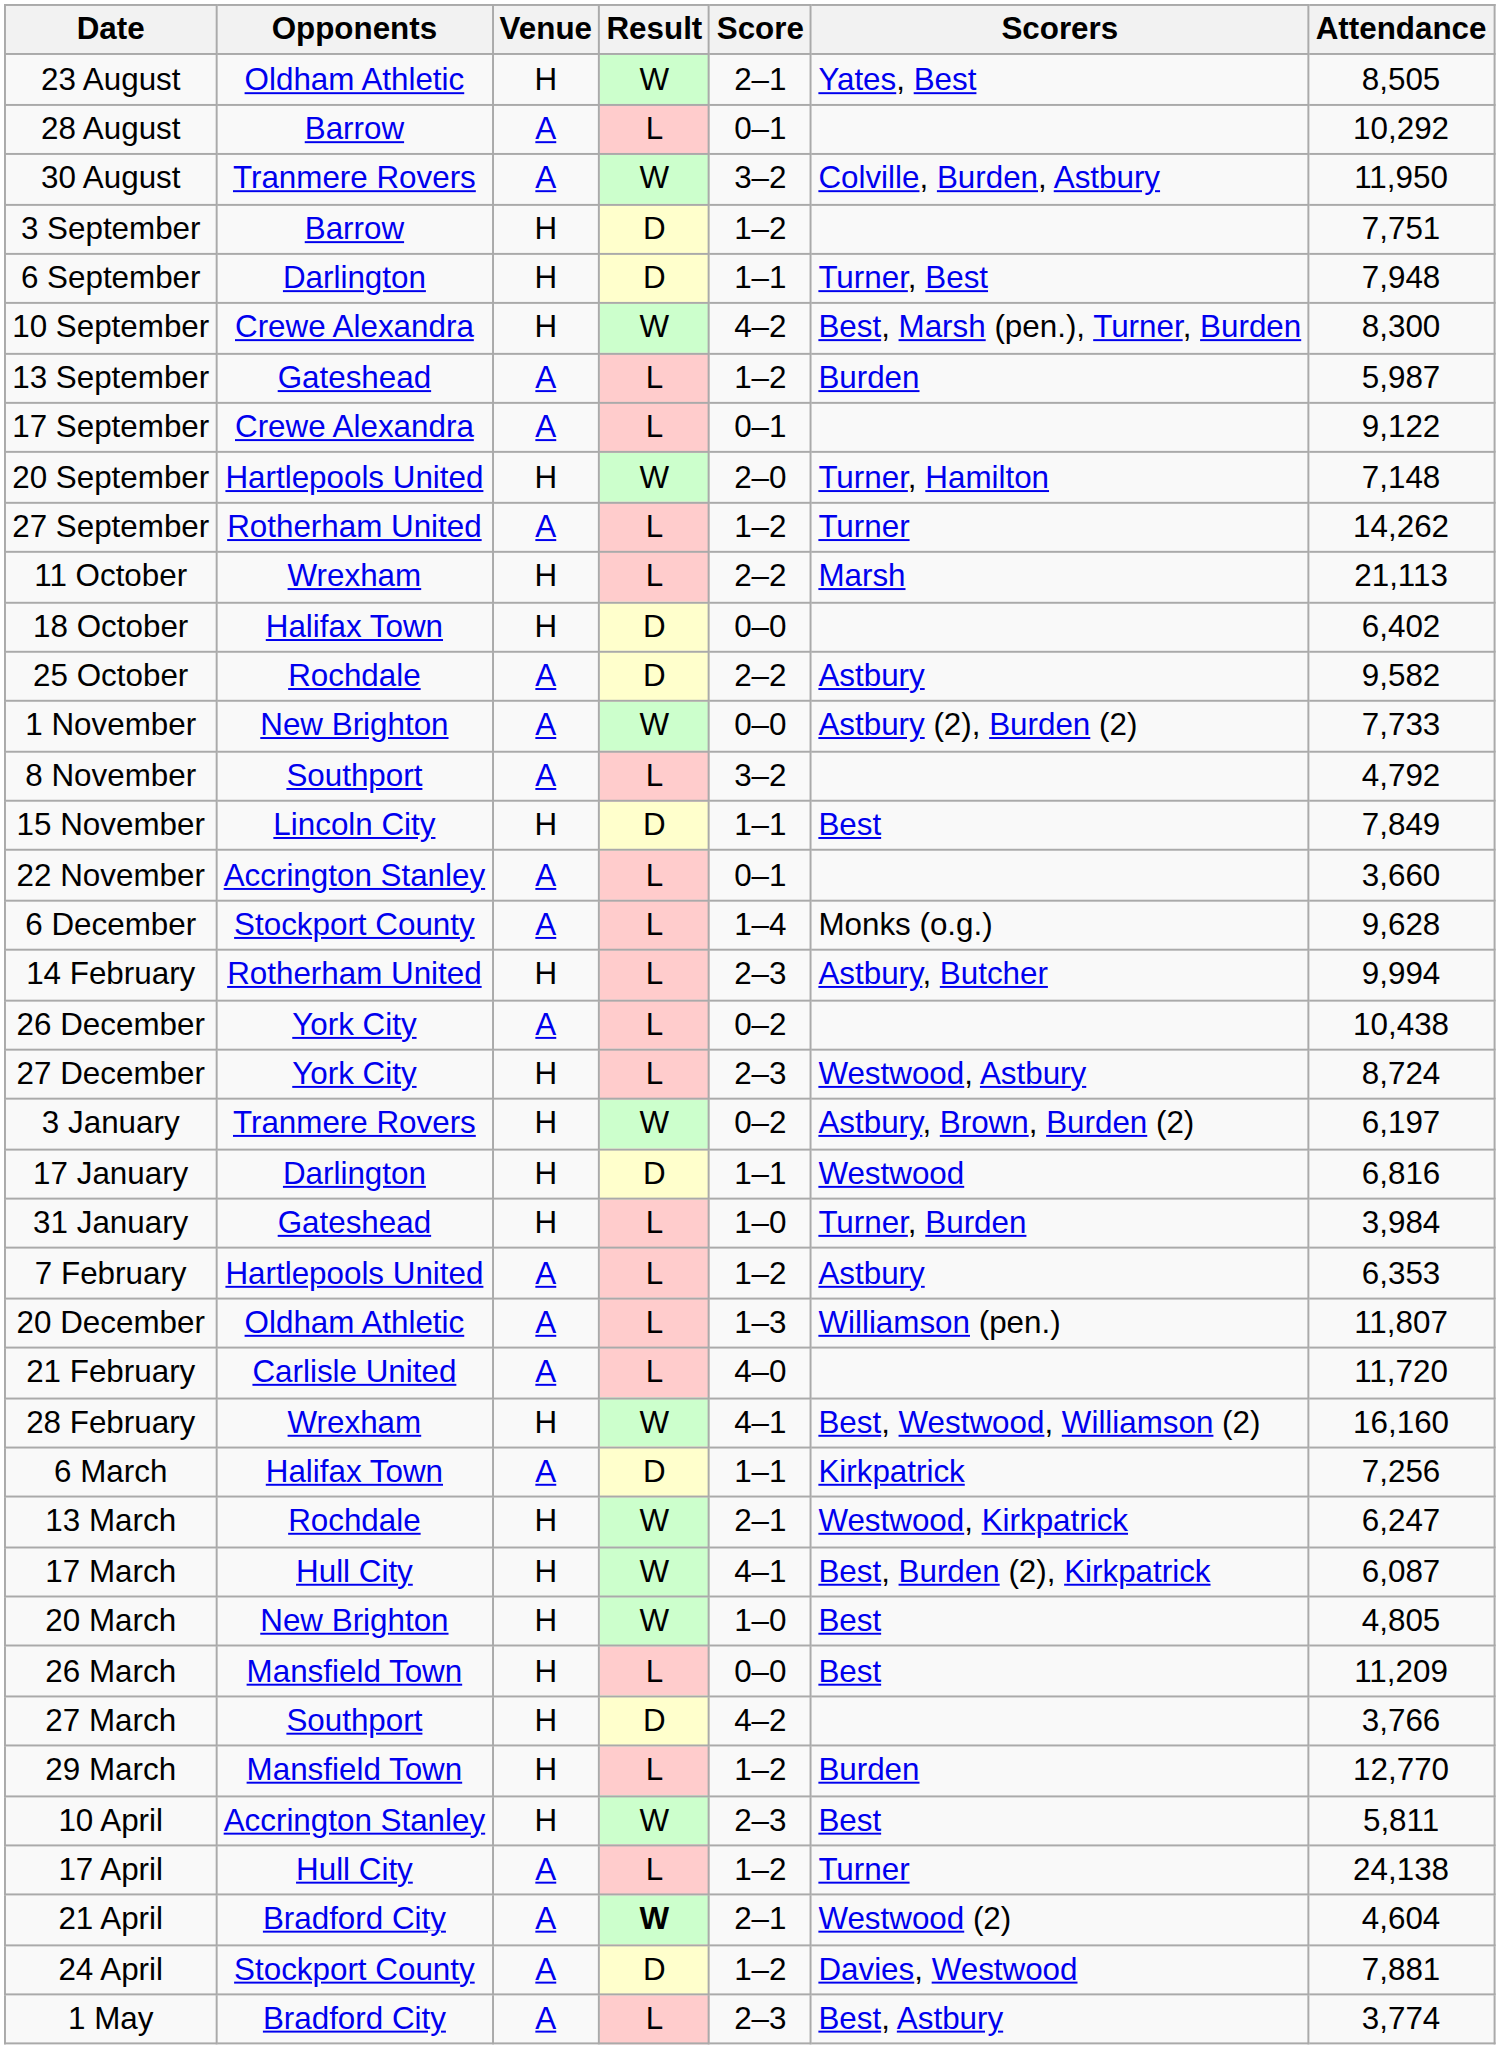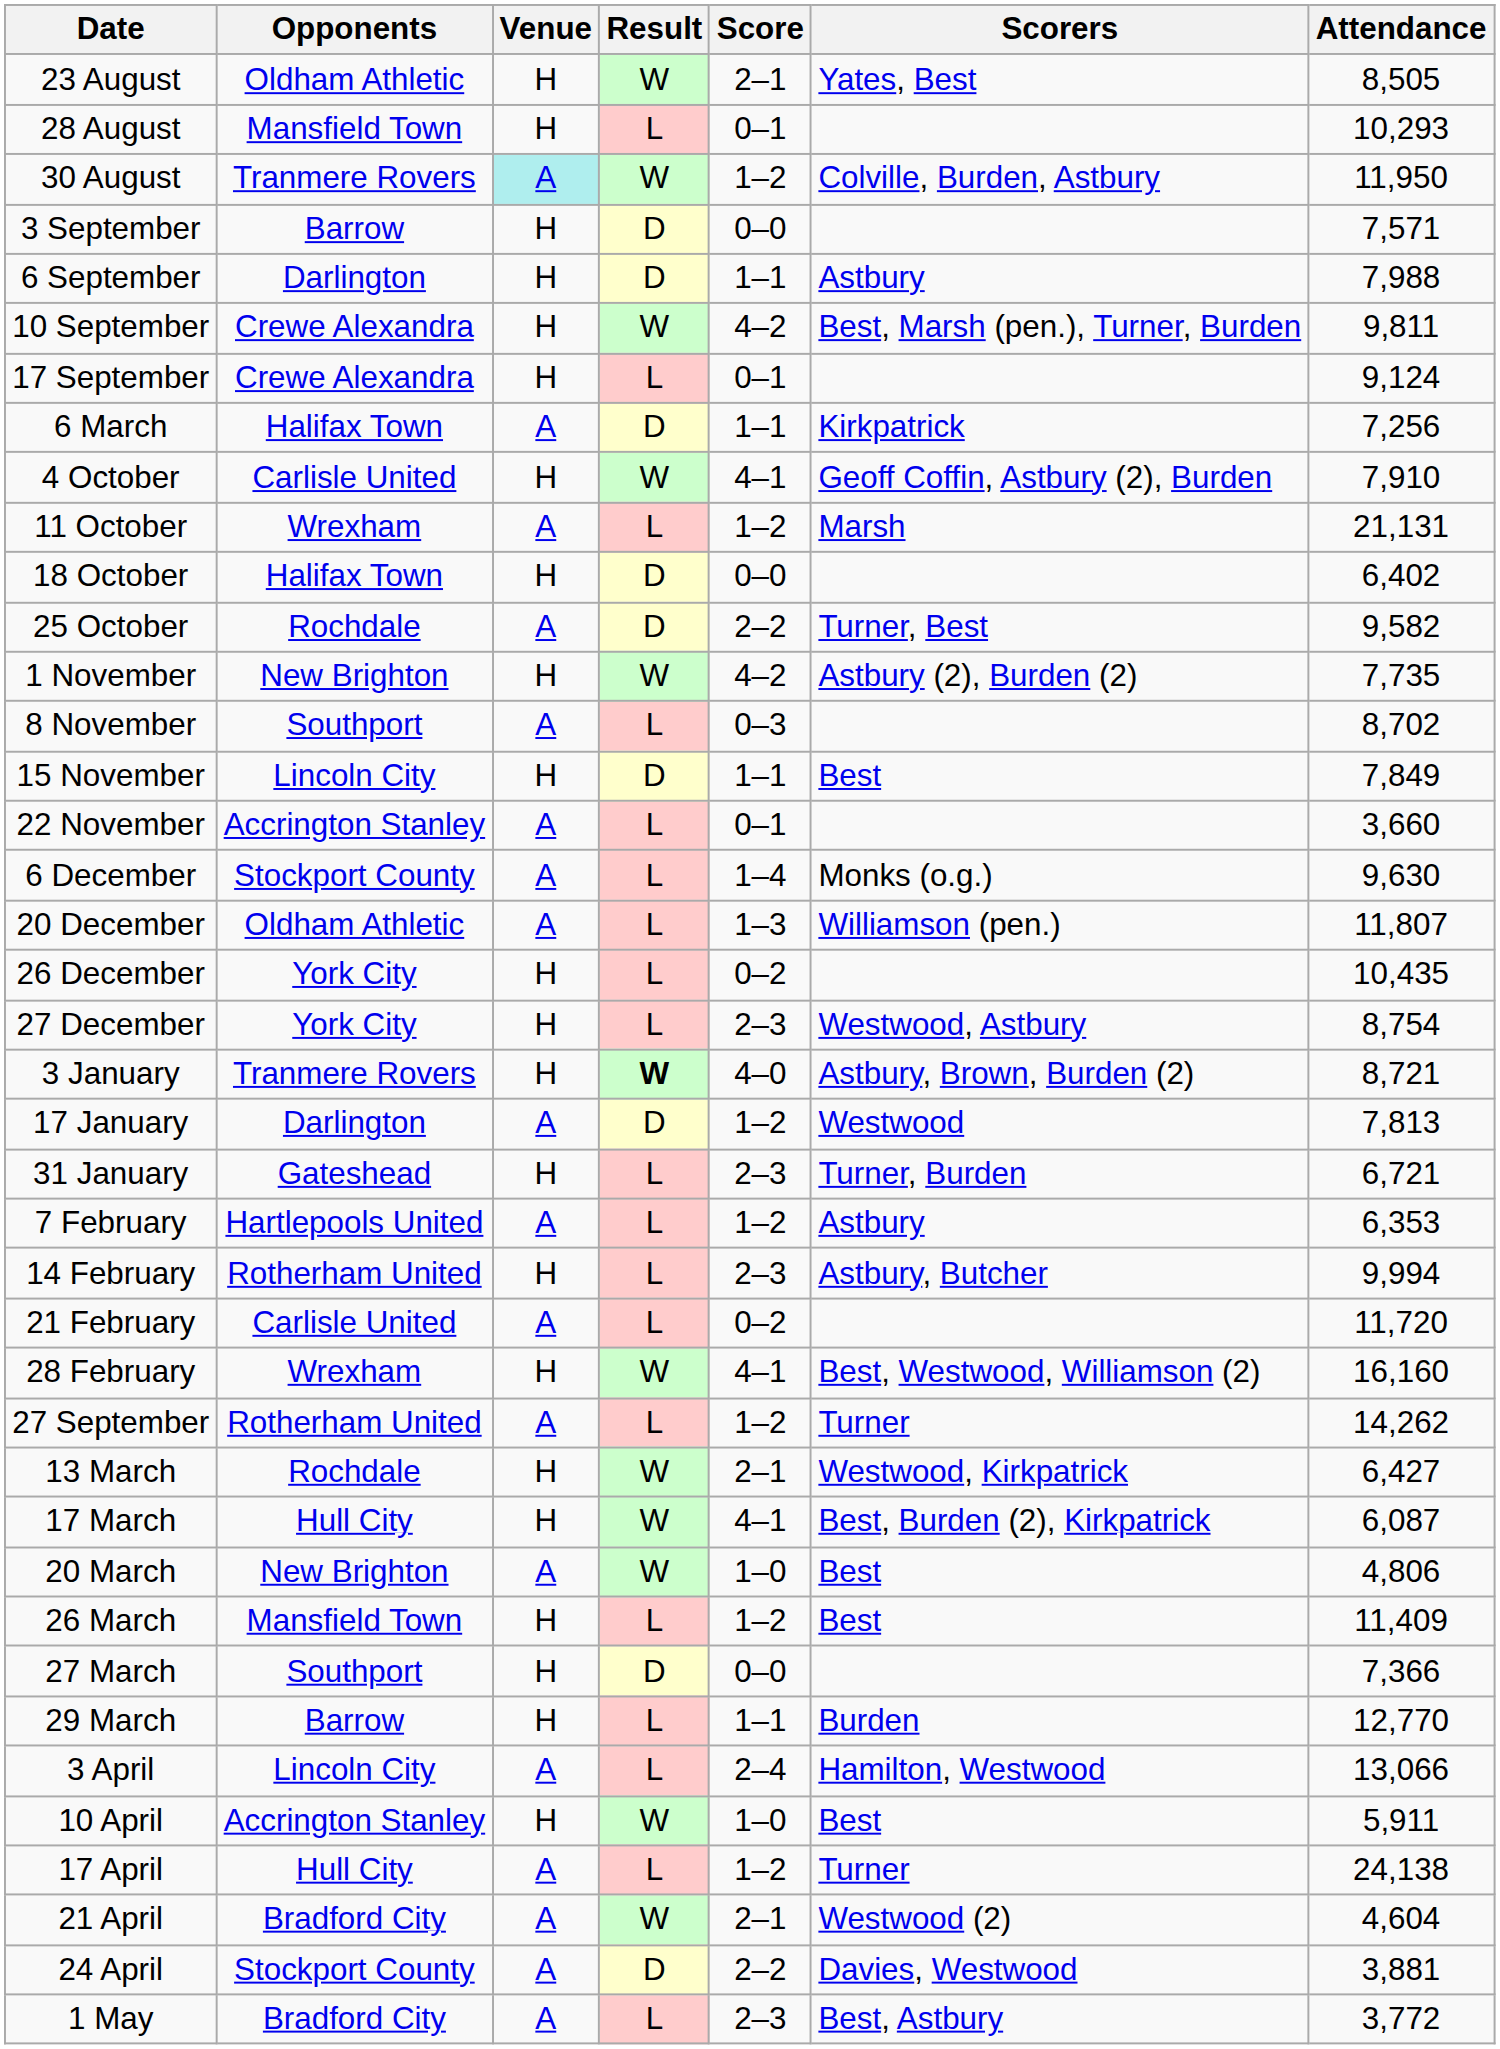(354, 128) Barrow -> (354, 128) Mansfield Town
(546, 128) A -> (546, 128) H
(1401, 128) 10,292 -> (1401, 128) 10,293
(546, 178) no background -> (546, 178) paleturquoise background
(760, 178) 3–2 -> (760, 178) 1–2
(760, 228) 1–2 -> (760, 228) 0–0
(1401, 228) 7,751 -> (1401, 228) 7,571
(903, 278) Turner, Best -> (872, 278) Astbury
(1401, 278) 7,948 -> (1401, 278) 7,988
(1401, 327) 8,300 -> (1401, 327) 9,811
- row: (111, 377)
(546, 427) A -> (546, 377) H
(1401, 427) 9,122 -> (1401, 377) 9,124
- row: (111, 476)
rows swapped: (111, 526) <-> (111, 1471)
+ row: (111, 476)
(546, 576) H -> (546, 526) A
(760, 576) 2–2 -> (760, 526) 1–2
(1401, 576) 21,113 -> (1401, 526) 21,131
(872, 675) Astbury -> (903, 626) Turner, Best
(546, 725) A -> (546, 675) H
(760, 725) 0–0 -> (760, 675) 4–2
(1401, 725) 7,733 -> (1401, 675) 7,735
(760, 775) 3–2 -> (760, 725) 0–3
(1401, 775) 4,792 -> (1401, 725) 8,702
(1401, 924) 9,628 -> (1401, 874) 9,630
rows swapped: (111, 1322) <-> (111, 974)
(546, 1024) A -> (546, 974) H
(1401, 1024) 10,438 -> (1401, 974) 10,435
(1401, 1073) 8,724 -> (1401, 1024) 8,754
(654, 1123) normal -> (654, 1073) bold
(760, 1123) 0–2 -> (760, 1073) 4–0
(1401, 1123) 6,197 -> (1401, 1073) 8,721
(546, 1173) H -> (546, 1123) A
(760, 1173) 1–1 -> (760, 1123) 1–2
(1401, 1173) 6,816 -> (1401, 1123) 7,813
(760, 1223) 1–0 -> (760, 1173) 2–3
(1401, 1223) 3,984 -> (1401, 1173) 6,721
(760, 1372) 4–0 -> (760, 1322) 0–2
(1401, 1521) 6,247 -> (1401, 1471) 6,427
(546, 1620) H -> (546, 1571) A
(1401, 1620) 4,805 -> (1401, 1571) 4,806
(760, 1670) 0–0 -> (760, 1620) 1–2
(1401, 1670) 11,209 -> (1401, 1620) 11,409
(760, 1720) 4–2 -> (760, 1670) 0–0
(1401, 1720) 3,766 -> (1401, 1670) 7,366
(354, 1770) Mansfield Town -> (354, 1720) Barrow
(760, 1770) 1–2 -> (760, 1720) 1–1
+ row: (111, 1770)
(760, 1819) 2–3 -> (760, 1819) 1–0
(1401, 1819) 5,811 -> (1401, 1819) 5,911
(654, 1919) bold -> (654, 1919) normal
(760, 1969) 1–2 -> (760, 1969) 2–2
(1401, 1969) 7,881 -> (1401, 1969) 3,881
(1401, 2018) 3,774 -> (1401, 2018) 3,772
